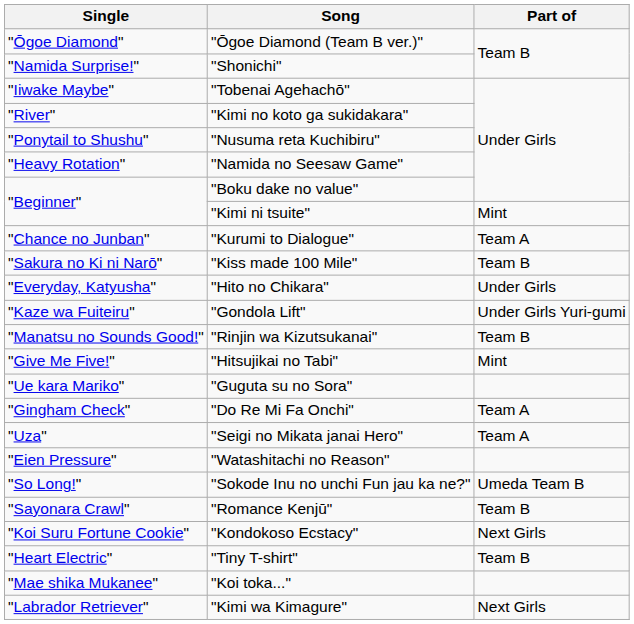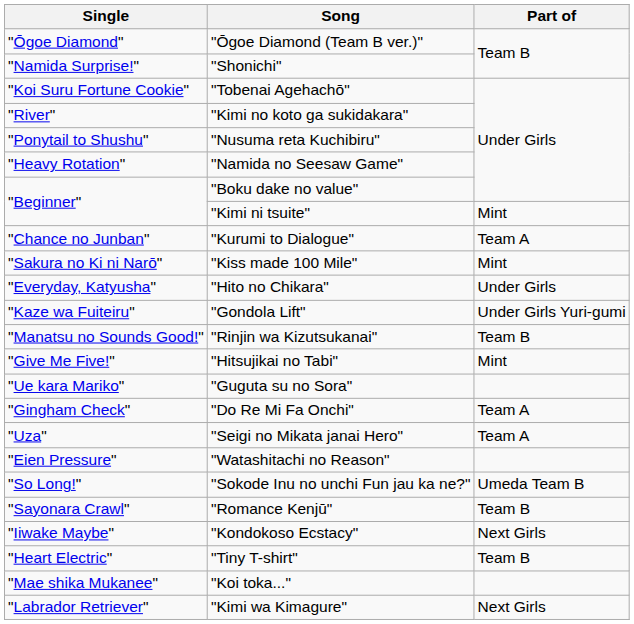(61, 90) "Iiwake Maybe" -> (99, 90) "Koi Suru Fortune Cookie"
(504, 262) Team B -> (492, 262) Mint
(99, 533) "Koi Suru Fortune Cookie" -> (61, 533) "Iiwake Maybe"
